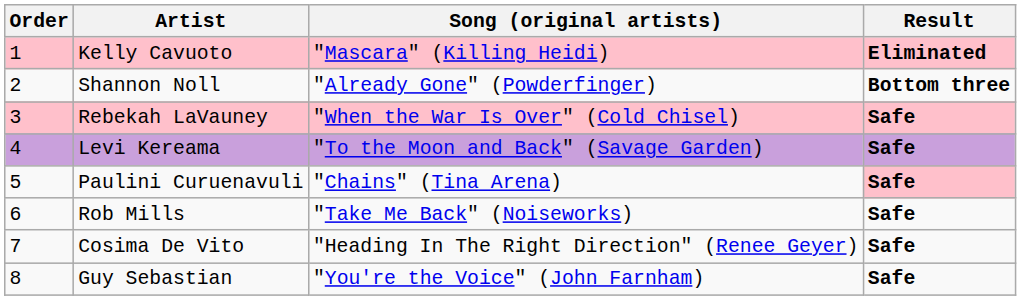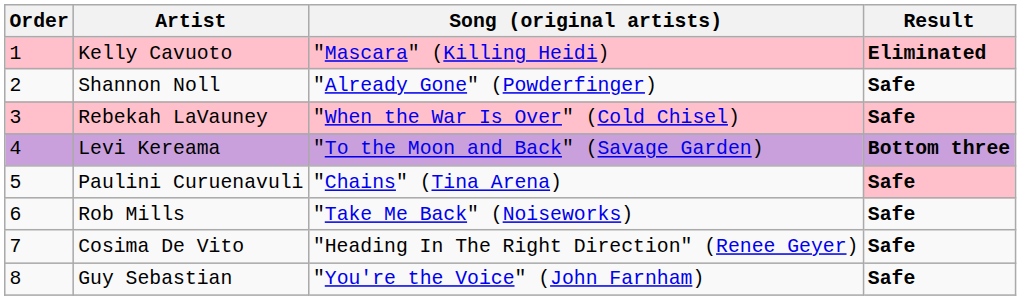(939, 85) Bottom three -> (892, 85) Safe
(892, 150) Safe -> (939, 150) Bottom three
